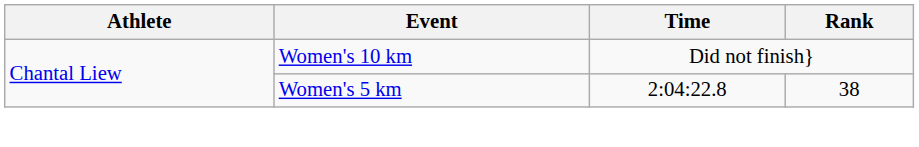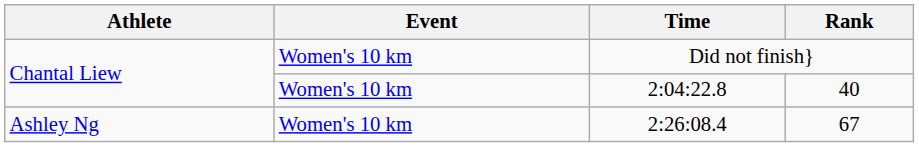(340, 90) Women's 5 km -> (345, 90) Women's 10 km
(849, 90) 38 -> (849, 90) 40
+ row: (687, 124)
